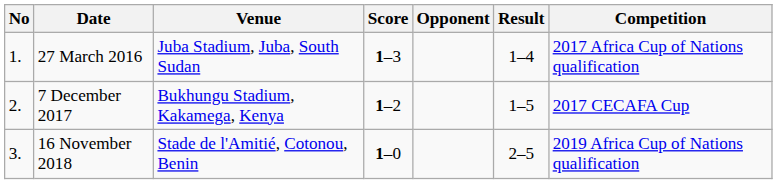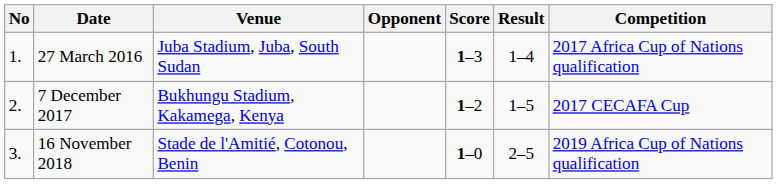columns swapped: (453, 18) <-> (388, 18)
